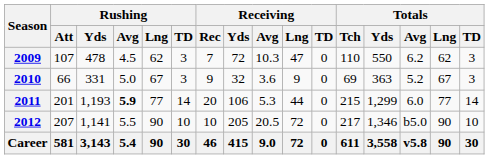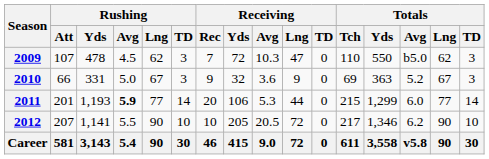(415, 57) 6.2 -> (415, 57) b5.0
(415, 121) b5.0 -> (415, 121) 6.2
